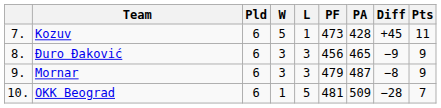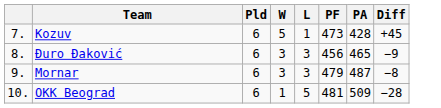- column: (423, 14)
